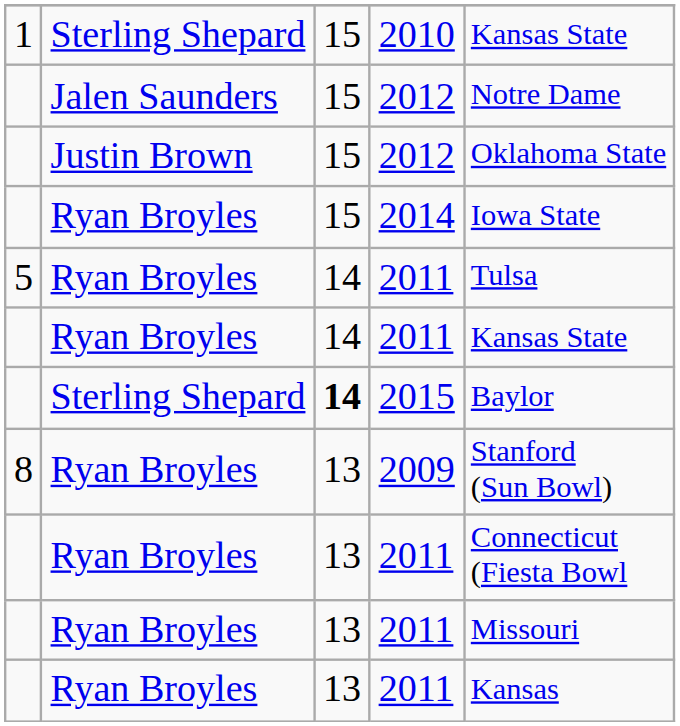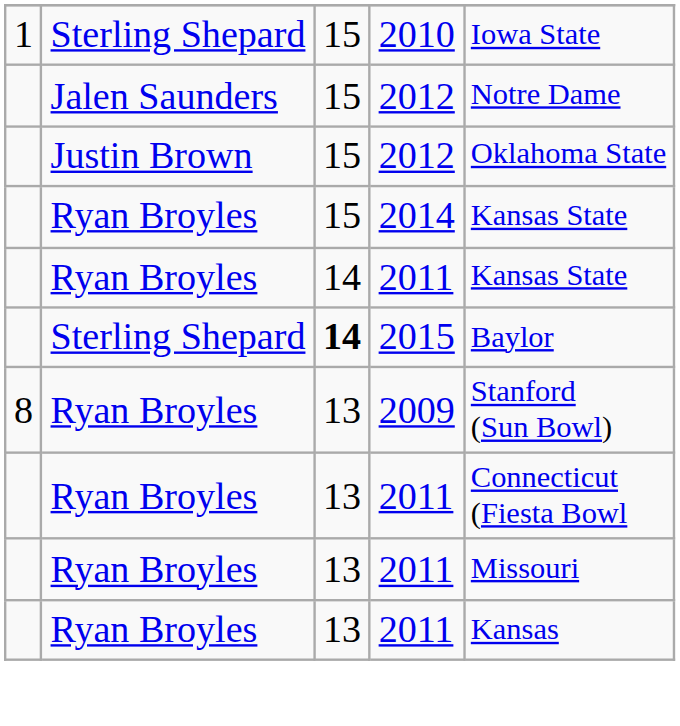(549, 34) Kansas State -> (536, 34) Iowa State
(536, 215) Iowa State -> (549, 215) Kansas State
- row: (23, 276)
